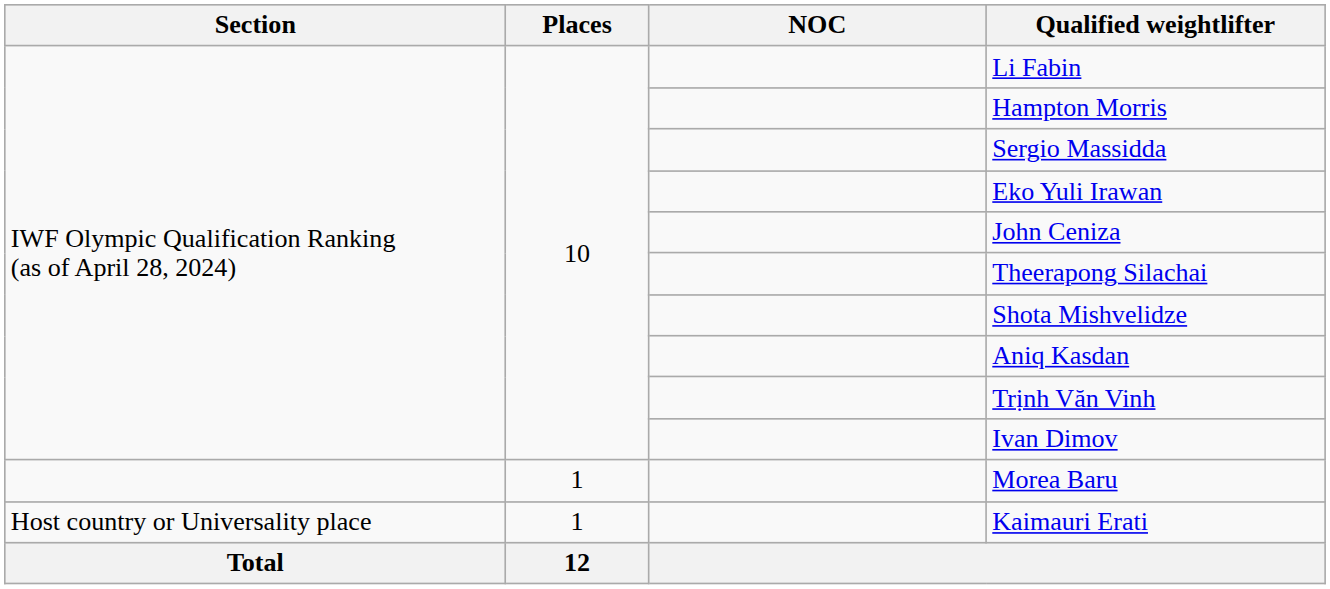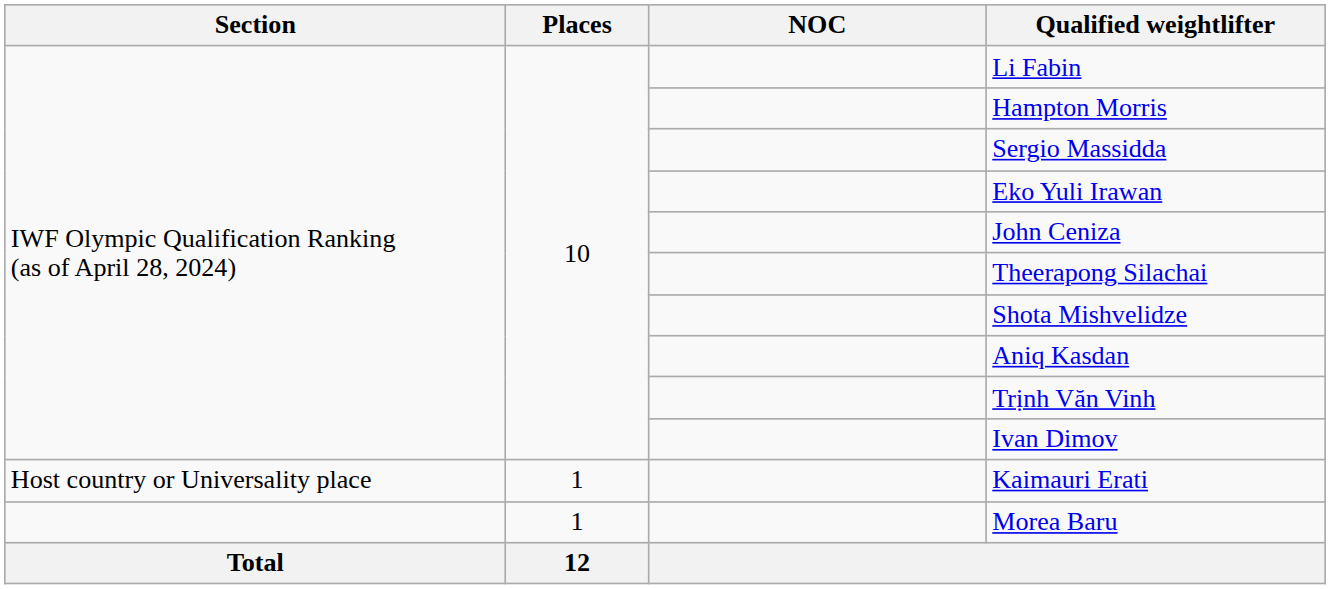rows swapped: (1055, 480) <-> (1070, 521)
